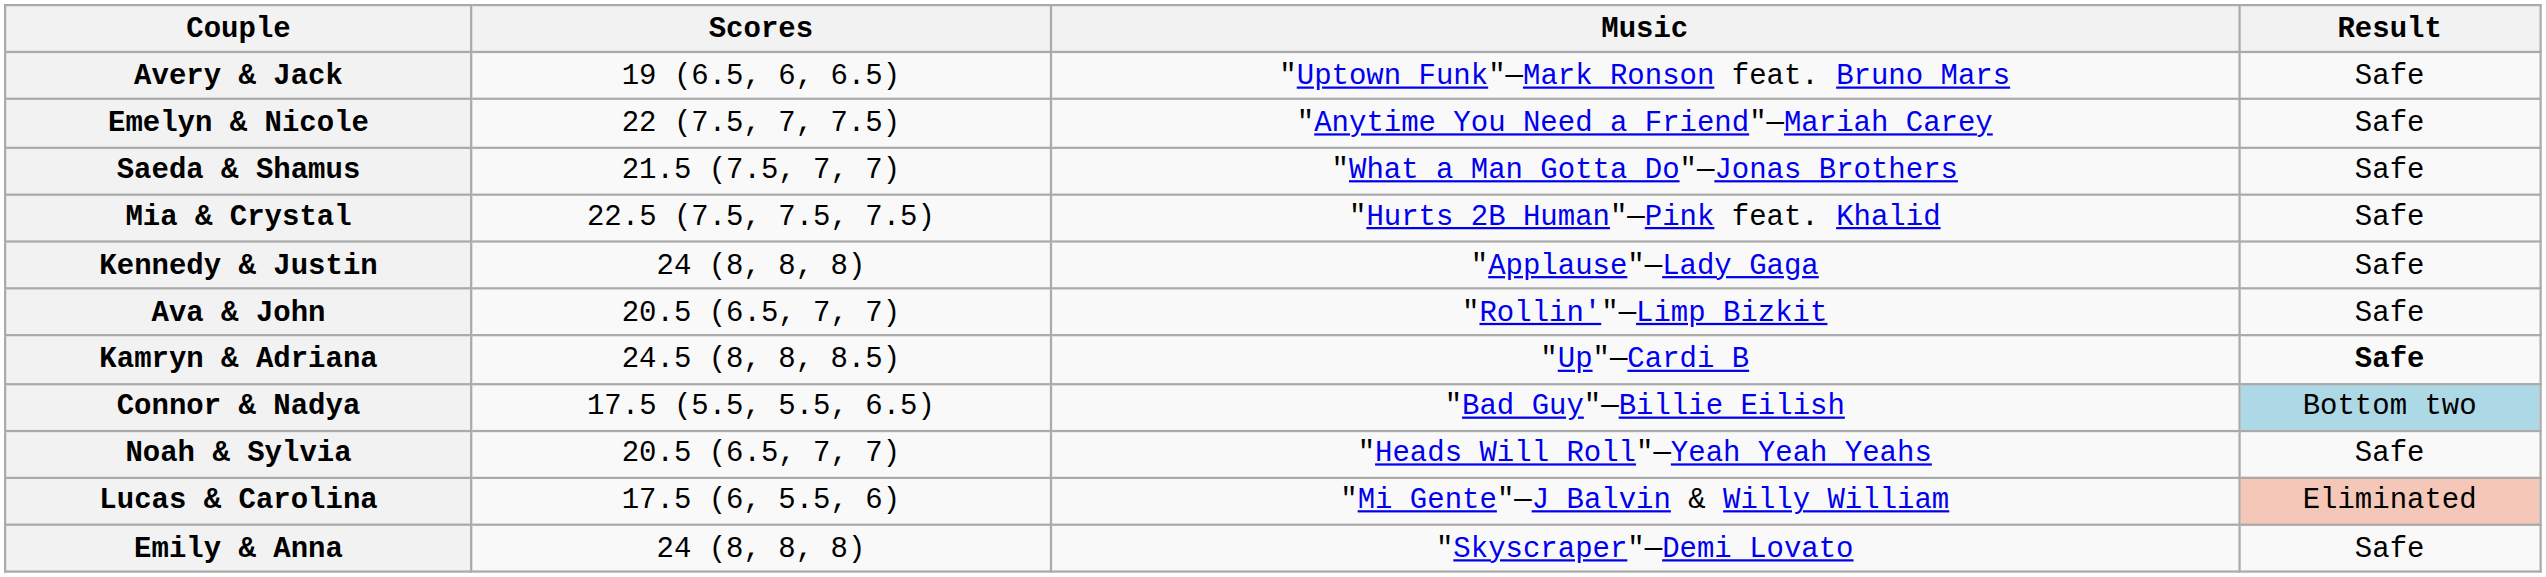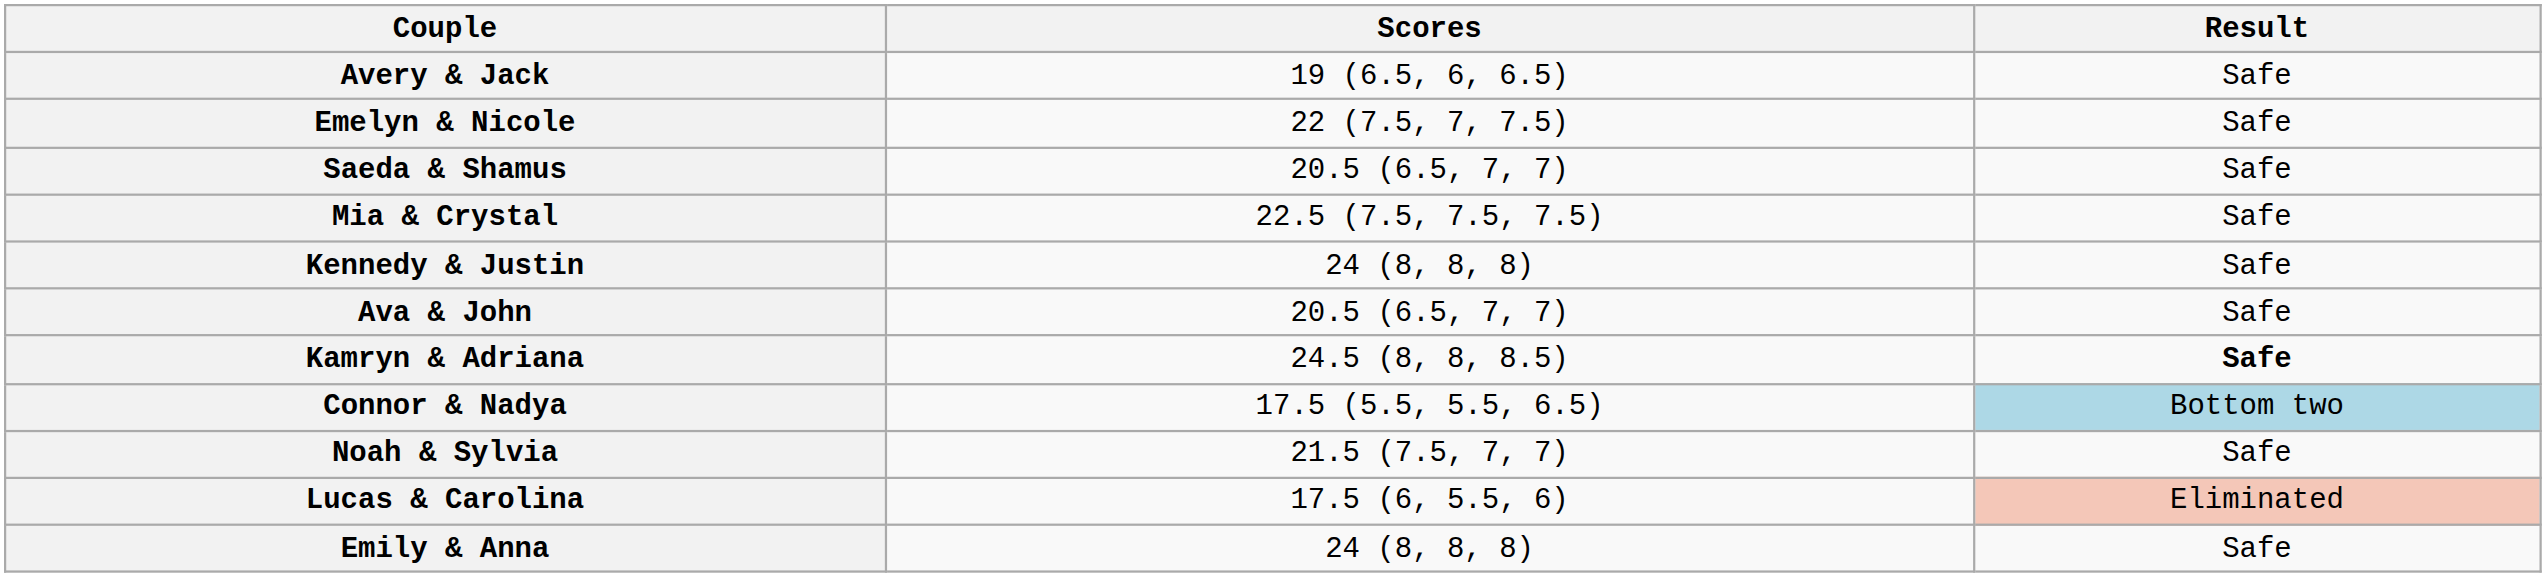- column: (1645, 29)
(761, 170) 21.5 (7.5, 7, 7) -> (1430, 170) 20.5 (6.5, 7, 7)
(761, 454) 20.5 (6.5, 7, 7) -> (1430, 454) 21.5 (7.5, 7, 7)
